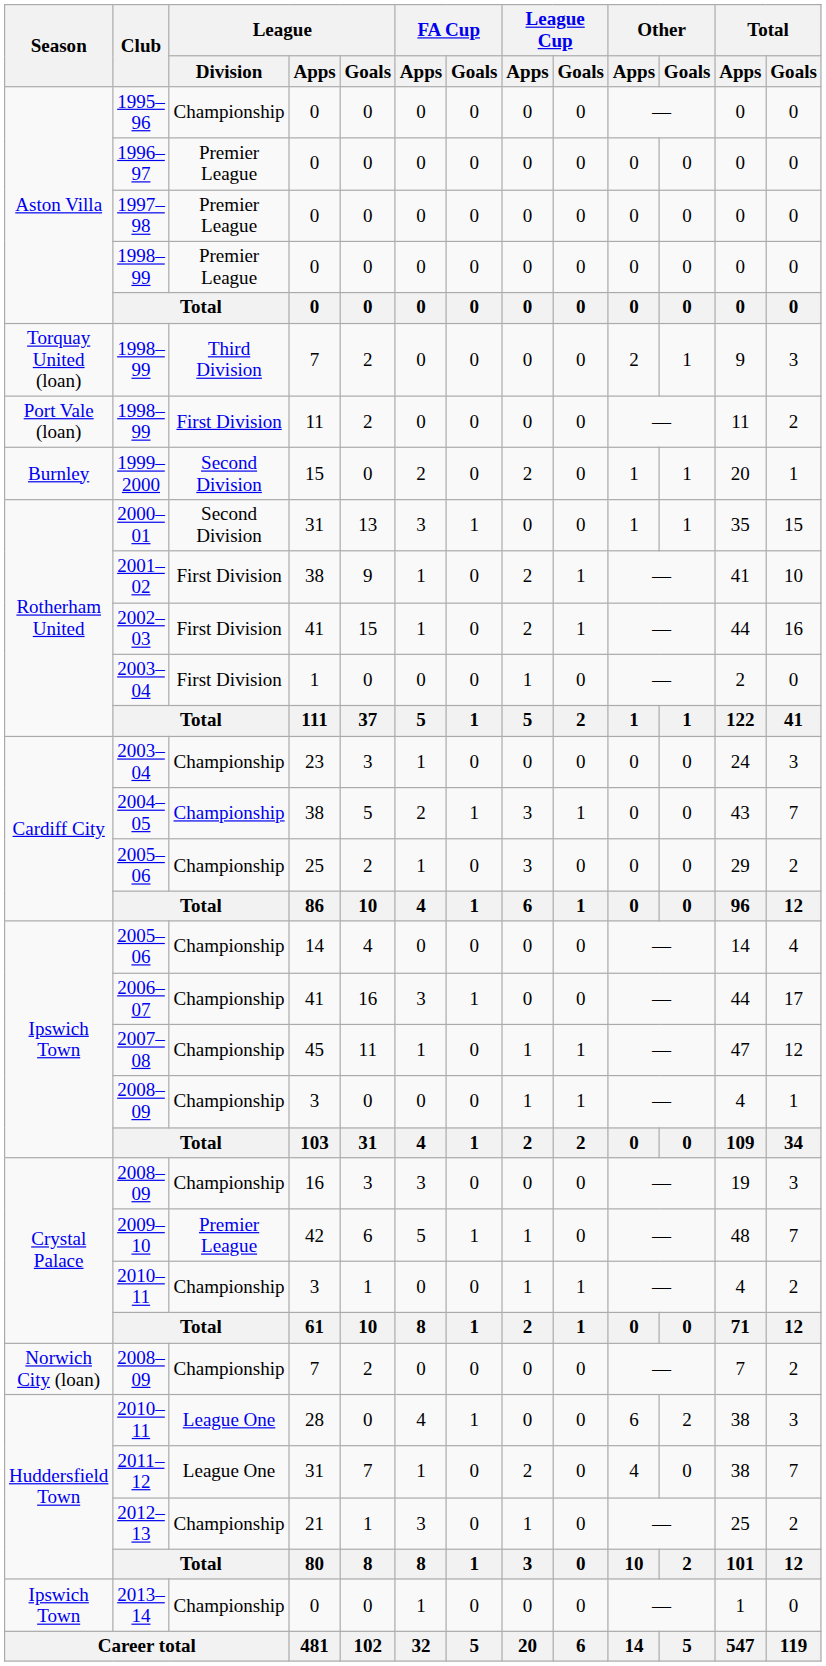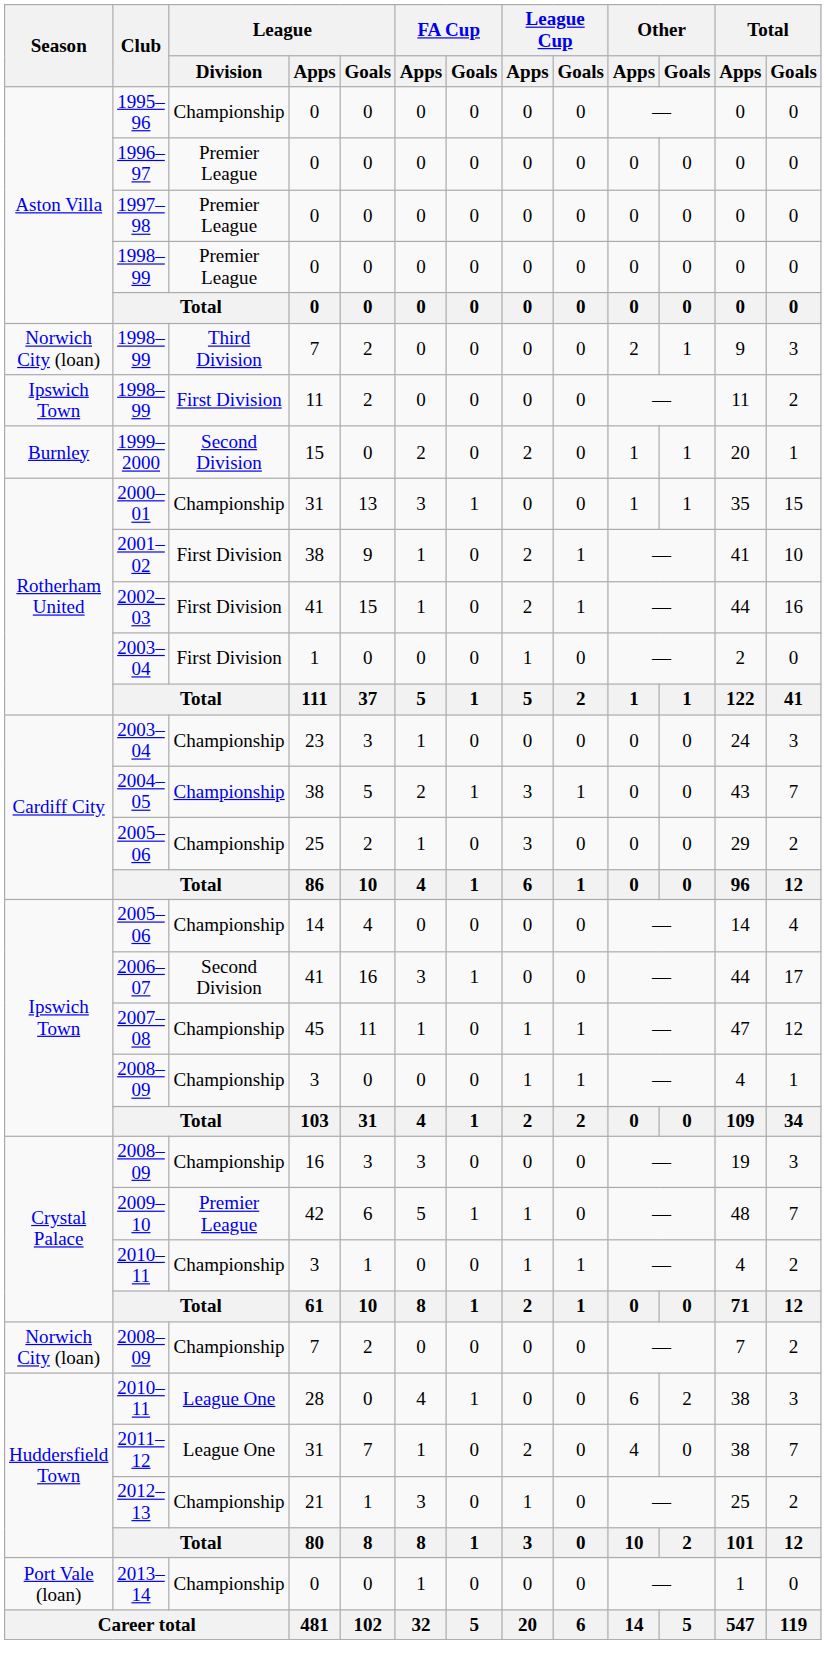(59, 359) Torquay United (loan) -> (59, 348) Norwich City (loan)
(59, 421) Port Vale (loan) -> (59, 400) Ipswich Town
(229, 525) Second Division -> (229, 503) Championship
(229, 998) Championship -> (229, 976) Second Division
(59, 1605) Ipswich Town -> (59, 1583) Port Vale (loan)
